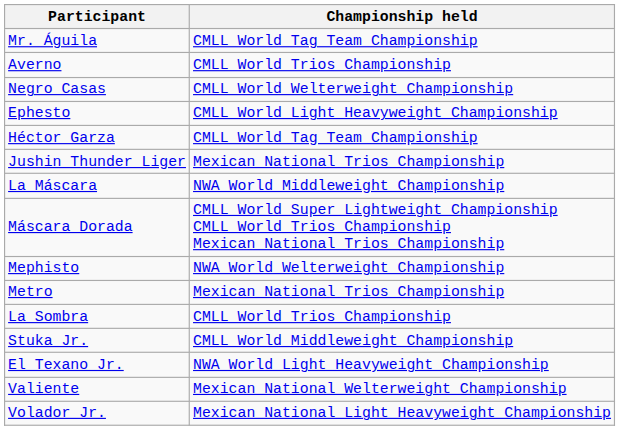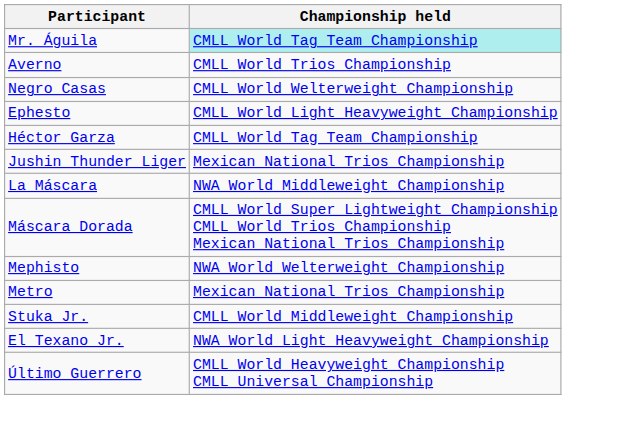(335, 41) no background -> (335, 41) paleturquoise background
- row: (48, 317)
+ row: (75, 373)
- row: (44, 389)
- row: (57, 413)
